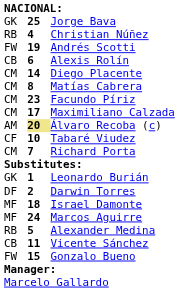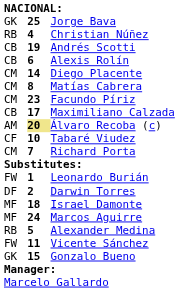(11, 48) FW -> (11, 48) CB
(11, 113) CM -> (11, 113) CB
(11, 178) GK -> (11, 178) FW
(11, 243) CB -> (11, 243) FW
(11, 256) FW -> (11, 256) GK
